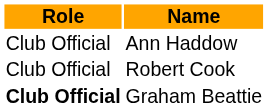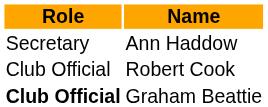(58, 43) Club Official -> (47, 43) Secretary
